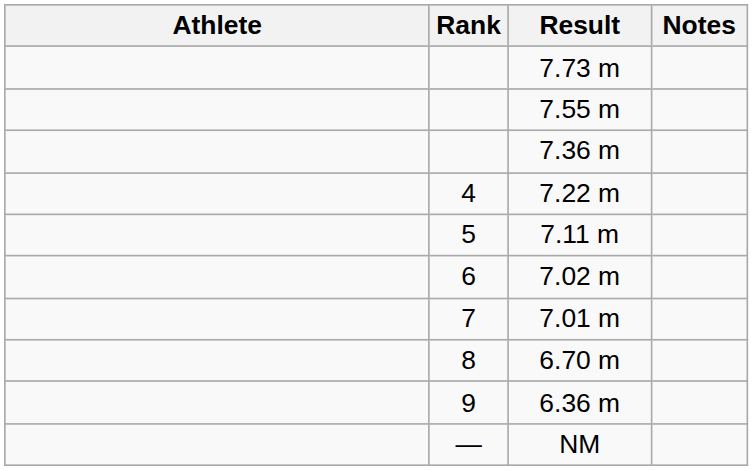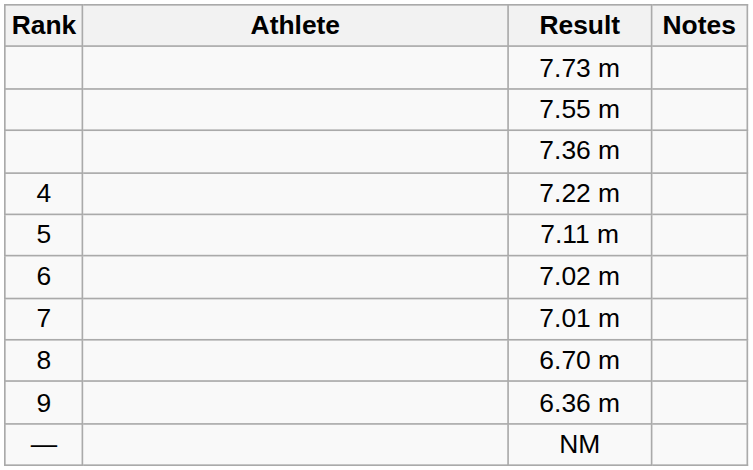columns swapped: (469, 25) <-> (217, 25)
